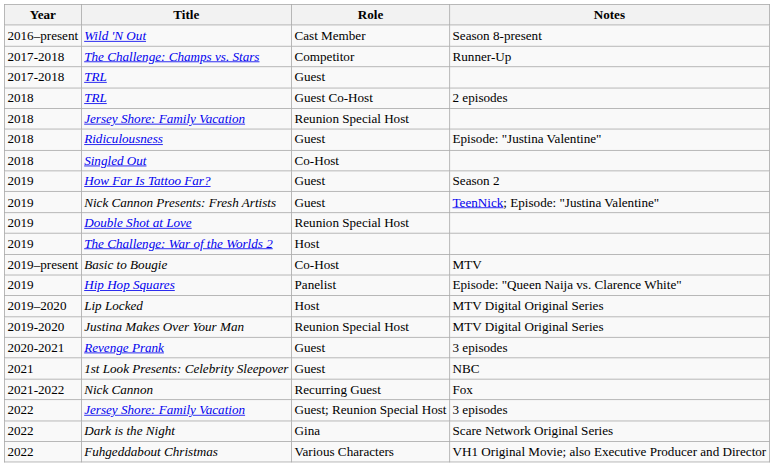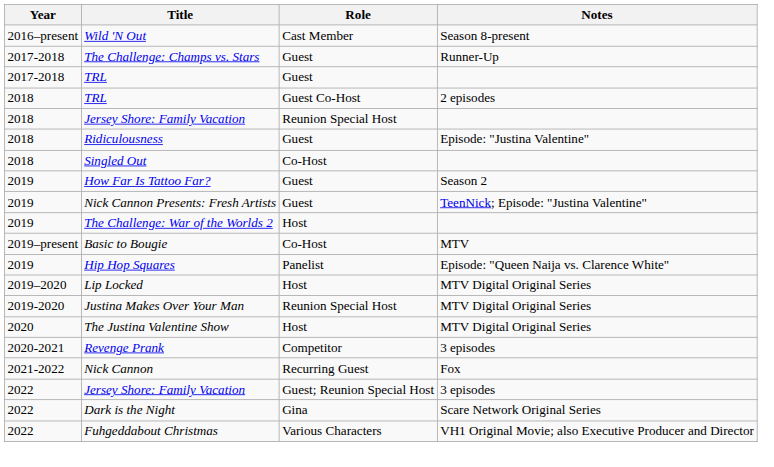(324, 56) Competitor -> (297, 56) Guest
- row: (138, 222)
+ row: (157, 327)
(310, 347) Guest -> (312, 347) Competitor
- row: (186, 368)
